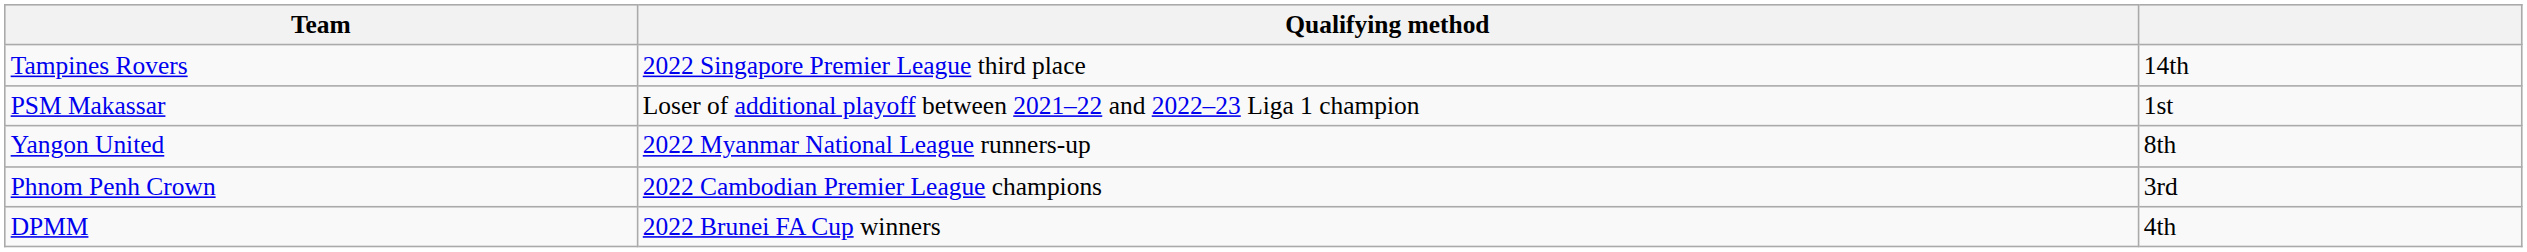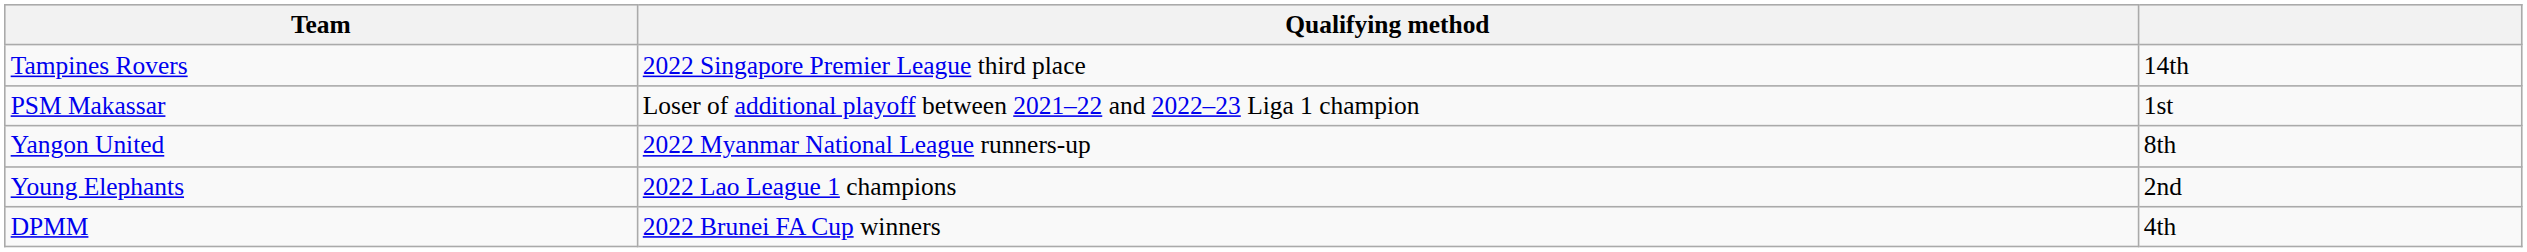- row: (113, 186)
+ row: (97, 186)
